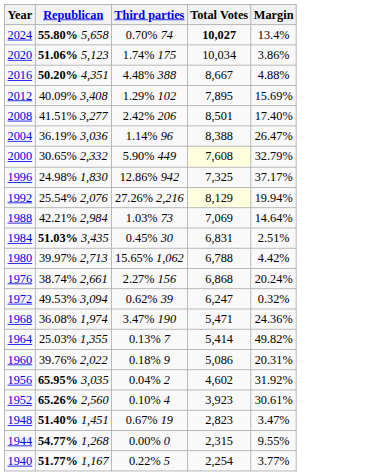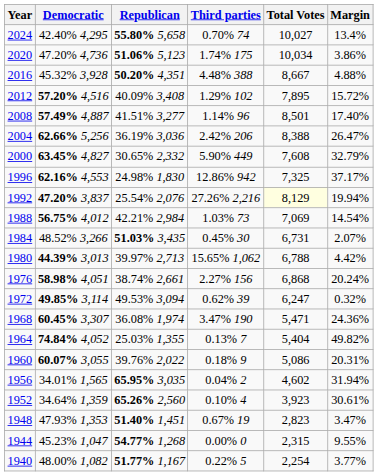+ column: (73, 14)
(219, 35) bold -> (296, 35) normal
(274, 96) 15.69% -> (350, 96) 15.72%
(149, 116) 2.42% 206 -> (226, 116) 1.14% 96
(149, 136) 1.14% 96 -> (226, 136) 2.42% 206
(219, 156) lightyellow background -> (296, 156) no background
(274, 217) 14.64% -> (350, 217) 14.54%
(219, 238) 6,831 -> (296, 238) 6,731
(274, 238) 2.51% -> (350, 238) 2.07%
(219, 339) 5,414 -> (296, 339) 5,404
(274, 380) 31.92% -> (350, 380) 31.94%
